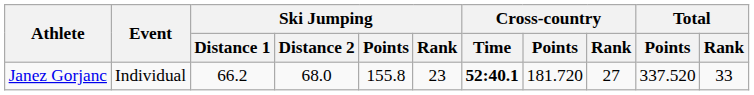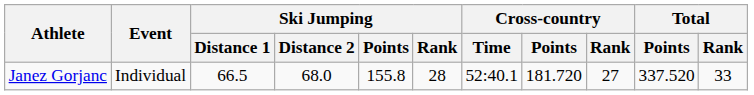(232, 76) 66.2 -> (232, 76) 66.5
(437, 76) 23 -> (437, 76) 28
(492, 76) bold -> (492, 76) normal
